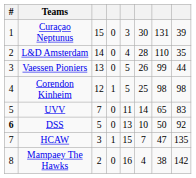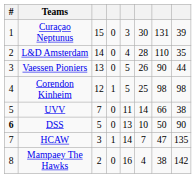(162, 68) 99 -> (162, 68) 90
(162, 109) 65 -> (162, 109) 66
(181, 109) 83 -> (181, 109) 38
(181, 125) 92 -> (181, 125) 90
(127, 140) 15 -> (127, 140) 14
